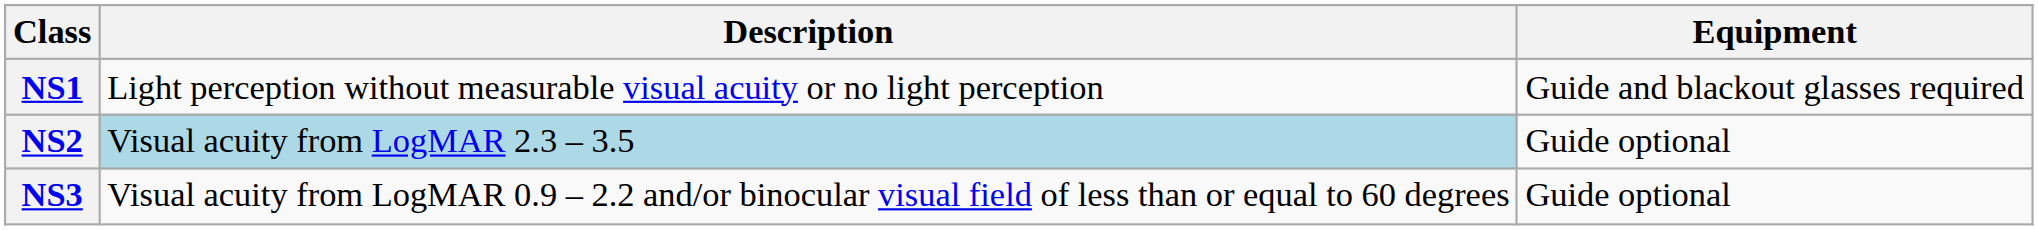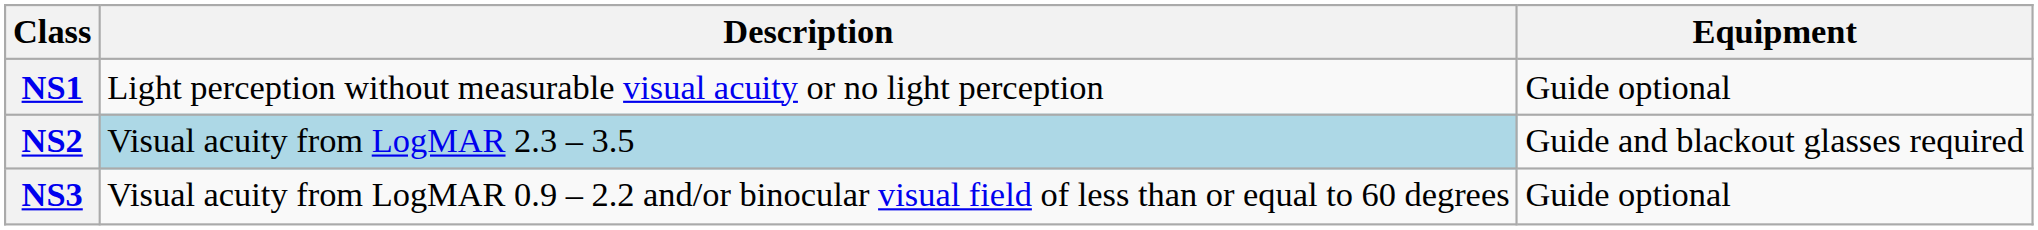(1775, 86) Guide and blackout glasses required -> (1628, 86) Guide optional
(1628, 140) Guide optional -> (1775, 140) Guide and blackout glasses required
